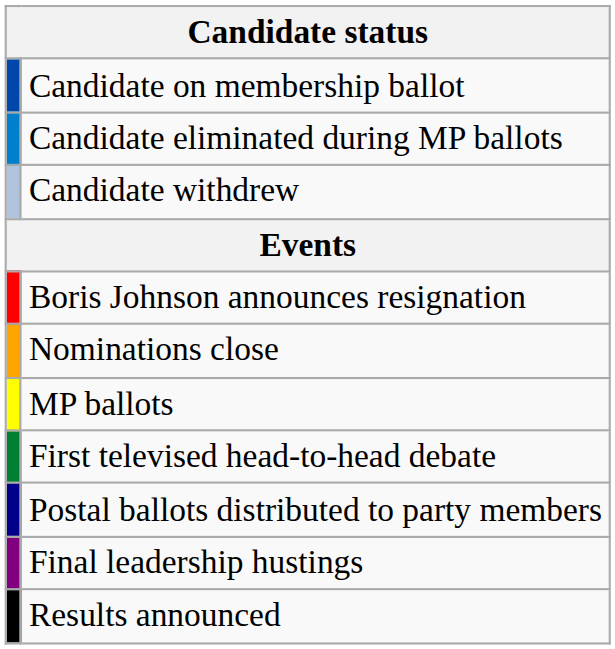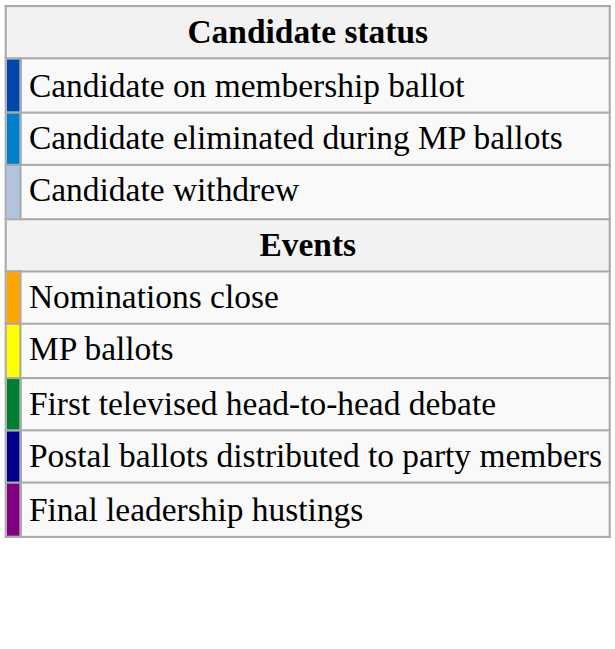- row: (277, 297)
- row: (155, 615)
